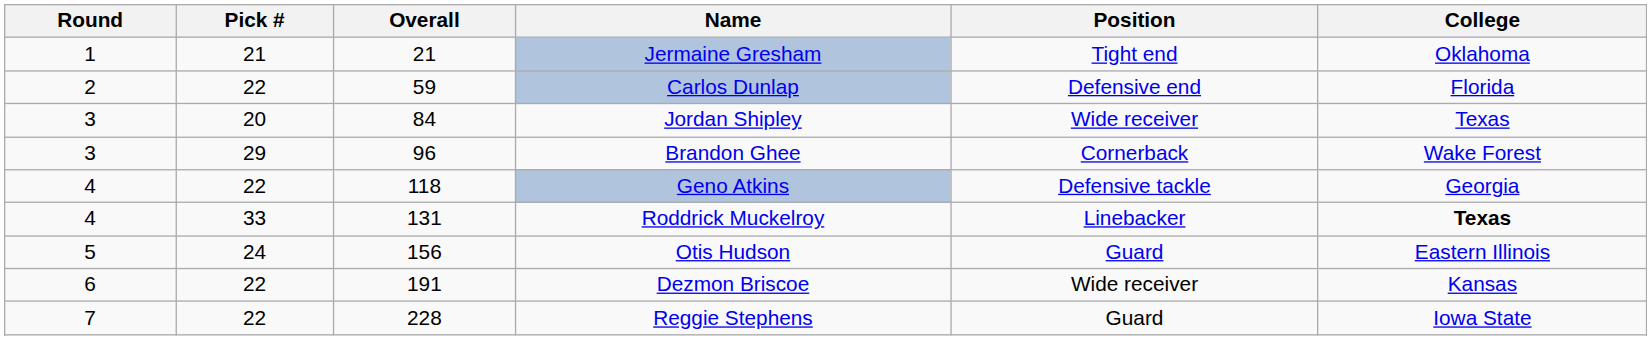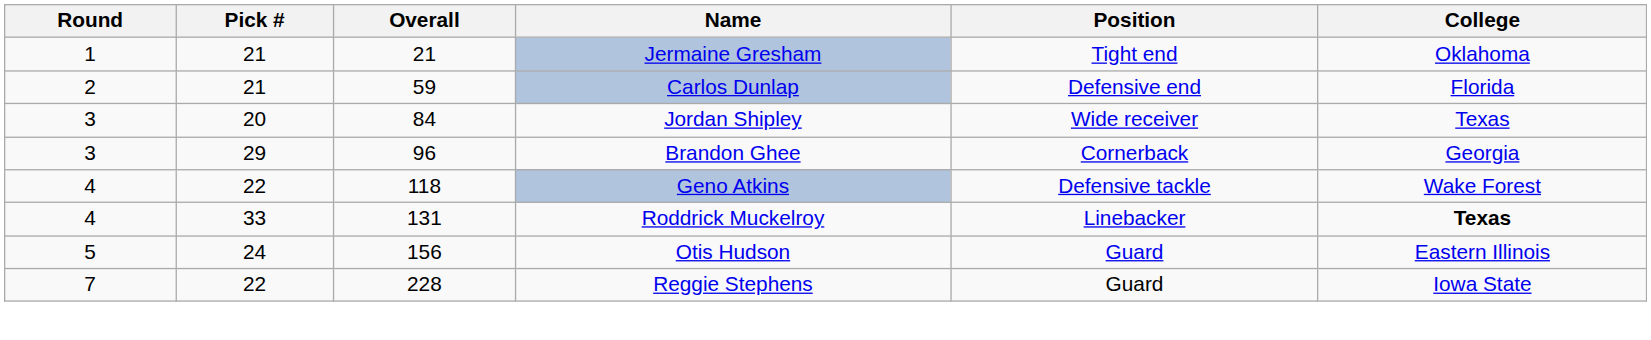(255, 86) 22 -> (255, 86) 21
(1482, 152) Wake Forest -> (1482, 152) Georgia
(1482, 185) Georgia -> (1482, 185) Wake Forest
- row: (733, 284)
